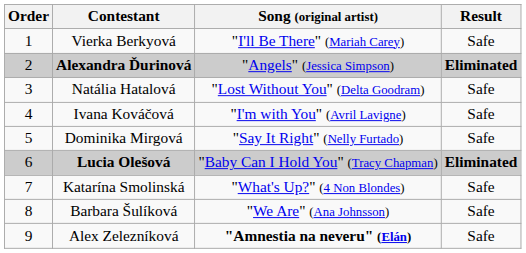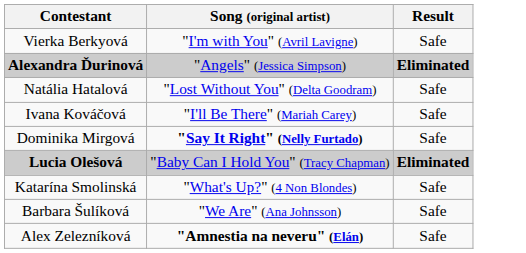- column: (28, 16)
(318, 41) "I'll Be There" (Mariah Carey) -> (270, 41) "I'm with You" (Avril Lavigne)
(318, 114) "I'm with You" (Avril Lavigne) -> (270, 114) "I'll Be There" (Mariah Carey)
(318, 138) normal -> (270, 138) bold
